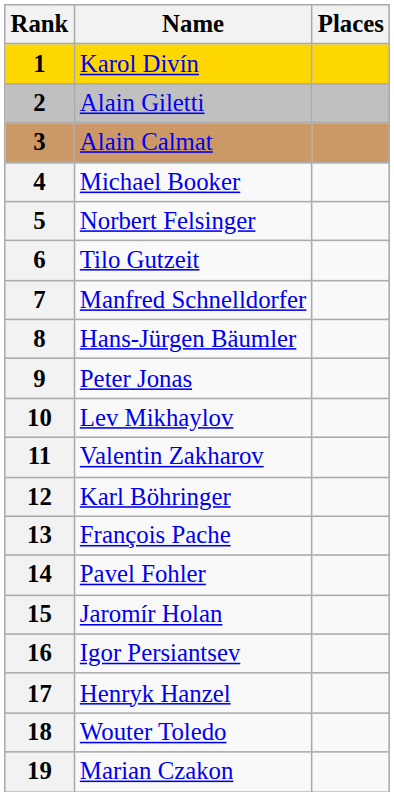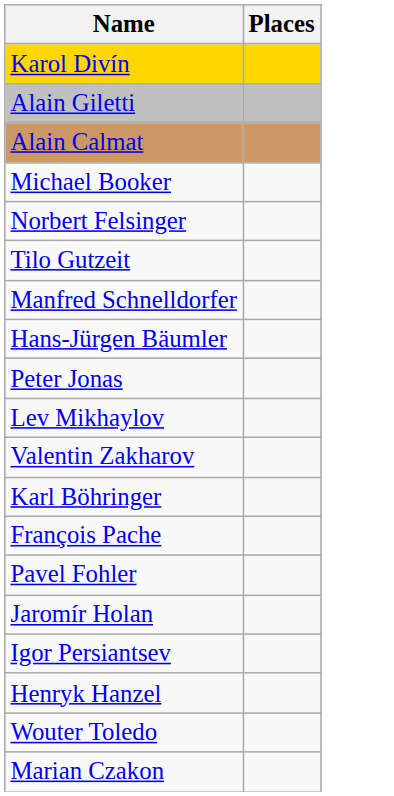- column: (39, 24)
